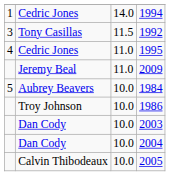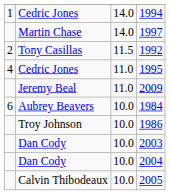+ row: (151, 32)
(10, 32) 3 -> (10, 50) 2
(10, 87) 5 -> (10, 106) 6
